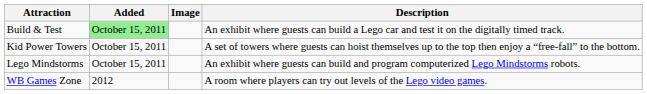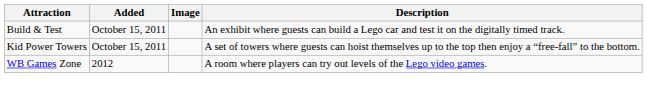(129, 30) lightgreen background -> (129, 30) no background
- row: (45, 64)
